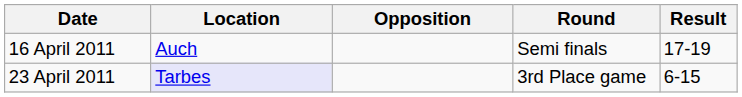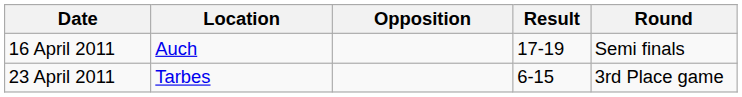columns swapped: (698, 19) <-> (586, 19)
(183, 77) lavender background -> (183, 77) no background
